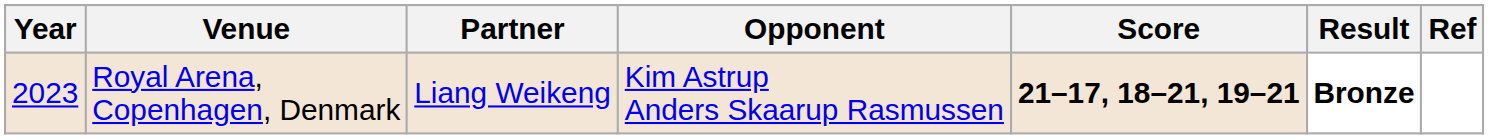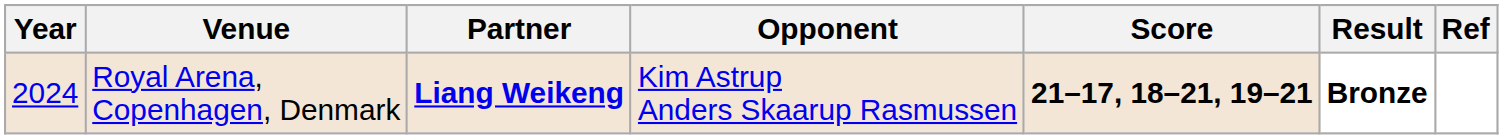(45, 93) 2023 -> (45, 93) 2024
(513, 93) normal -> (519, 93) bold
